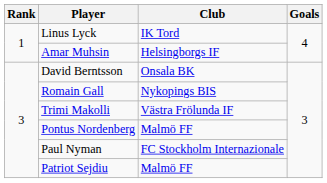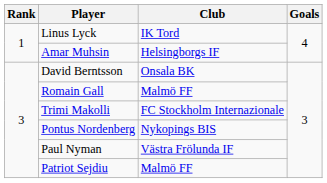(178, 91) Nykopings BIS -> (167, 91) Malmö FF
(187, 110) Västra Frölunda IF -> (212, 110) FC Stockholm Internazionale
(167, 129) Malmö FF -> (178, 129) Nykopings BIS
(212, 149) FC Stockholm Internazionale -> (187, 149) Västra Frölunda IF
